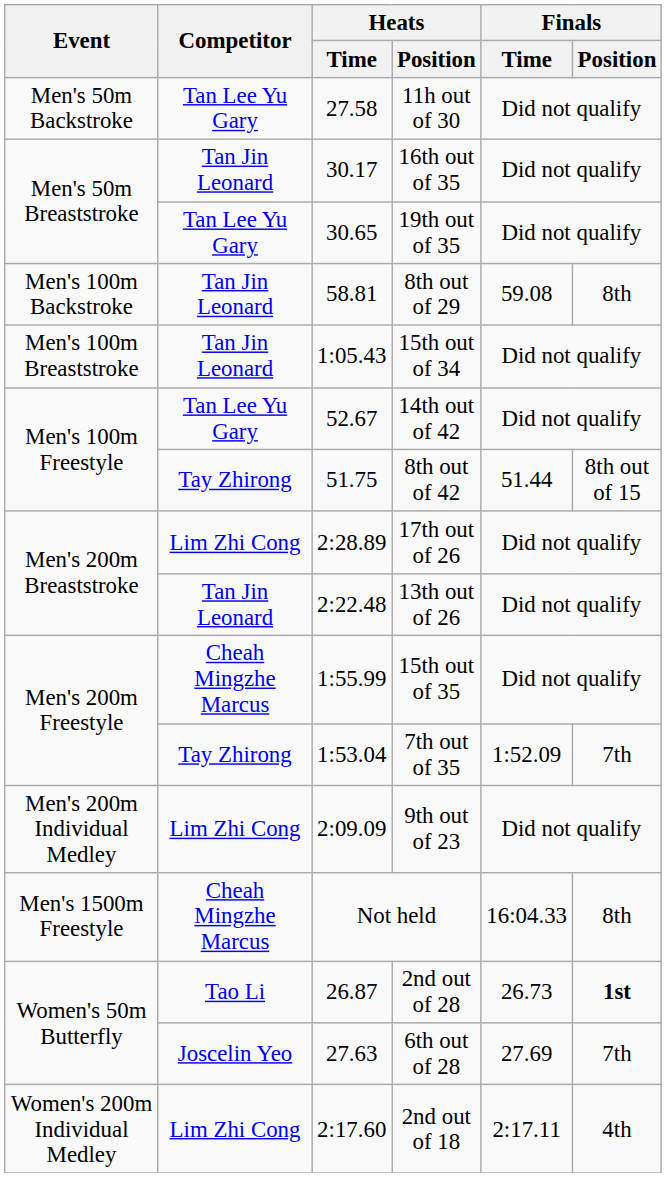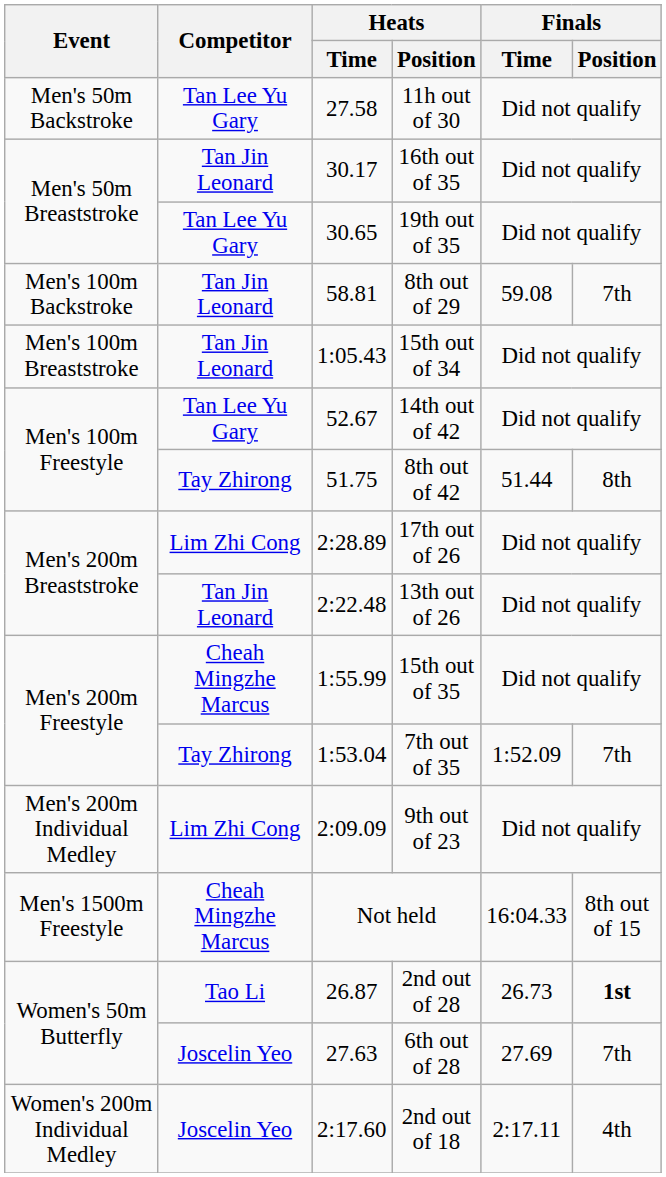(617, 294) 8th -> (617, 294) 7th
(617, 480) 8th out of 15 -> (617, 480) 8th
(617, 916) 8th -> (617, 916) 8th out of 15
(235, 1128) Lim Zhi Cong -> (235, 1128) Joscelin Yeo
